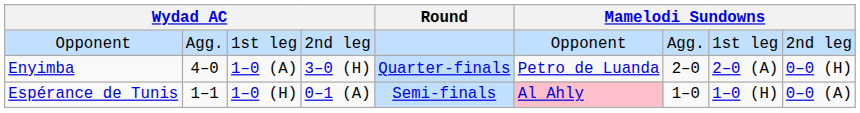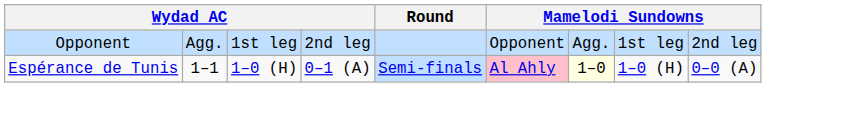- row: (41, 69)
(686, 94) no background -> (591, 69) lightyellow background
